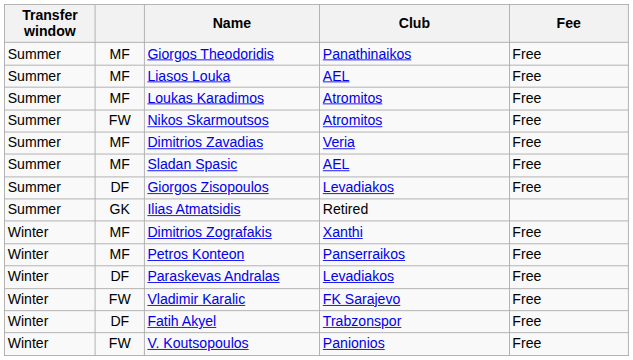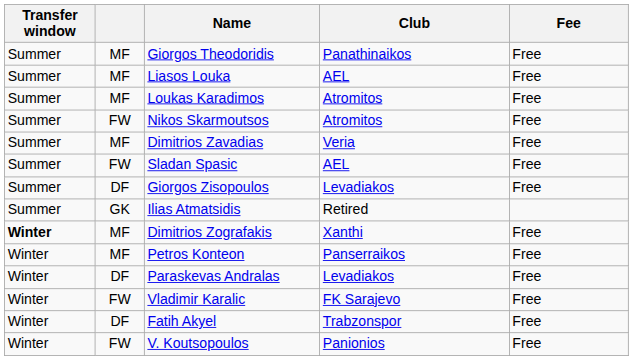(120, 165) MF -> (120, 165) FW
(28, 232) normal -> (30, 232) bold
